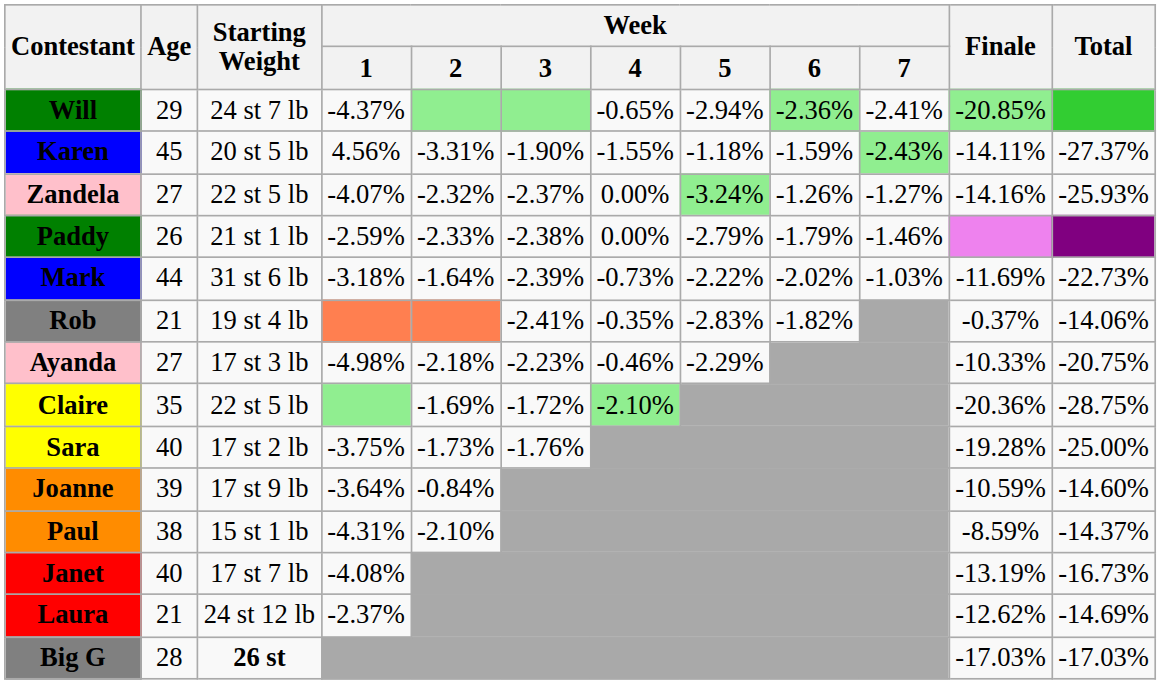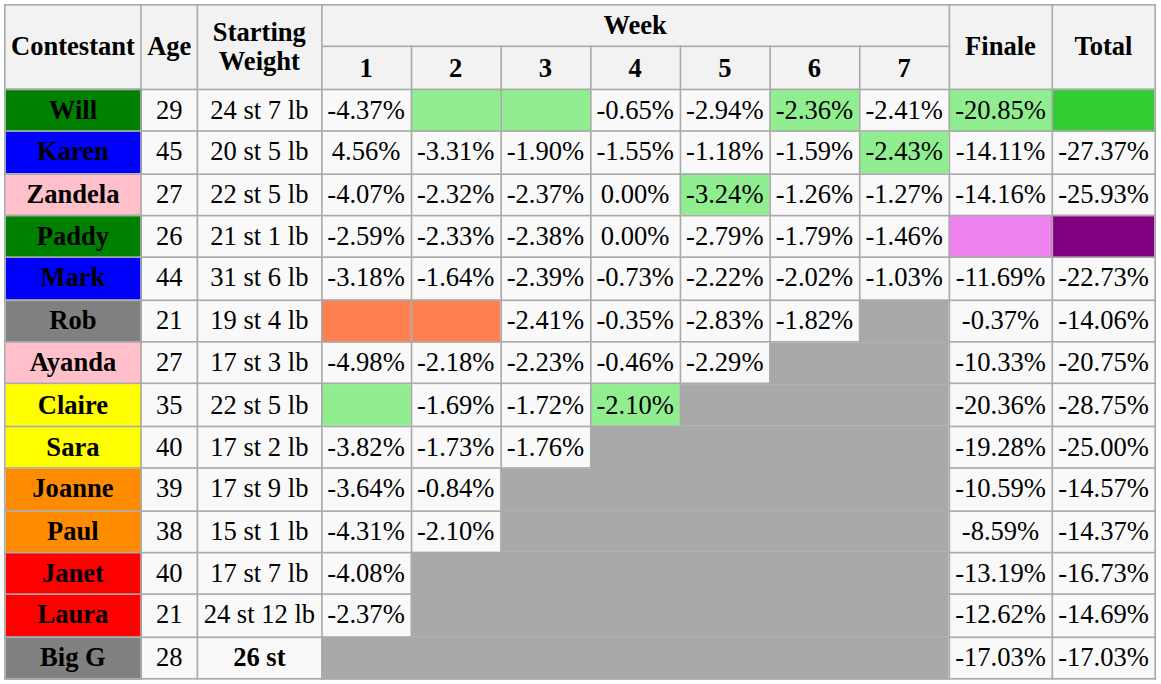(366, 446) -3.75% -> (366, 446) -3.82%
(1103, 488) -14.60% -> (1103, 488) -14.57%
